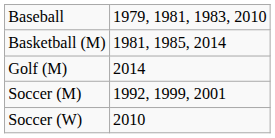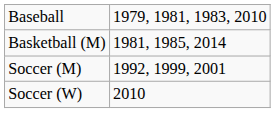- row: (38, 68)
